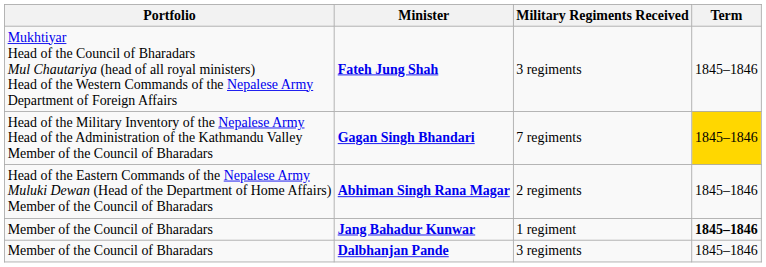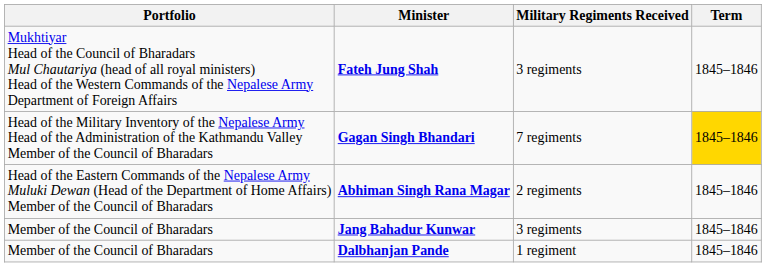(546, 229) 1 regiment -> (549, 229) 3 regiments
(726, 229) bold -> (726, 229) normal
(549, 251) 3 regiments -> (546, 251) 1 regiment
